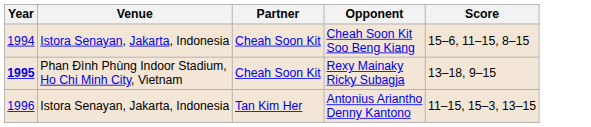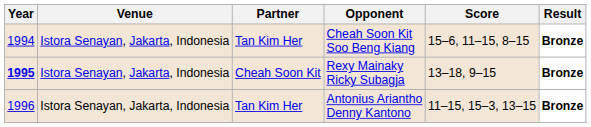+ column: (563, 14)
(278, 41) Cheah Soon Kit -> (269, 41) Tan Kim Her
(133, 74) Phan Đình Phùng Indoor Stadium, Ho Chi Minh City, Vietnam -> (135, 74) Istora Senayan, Jakarta, Indonesia
